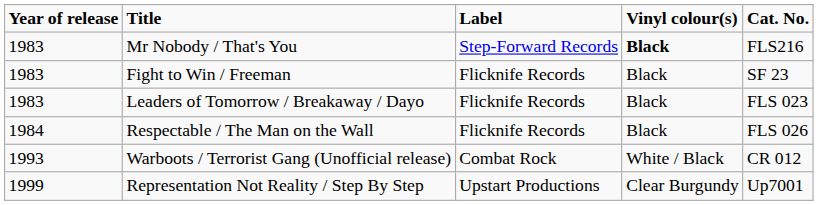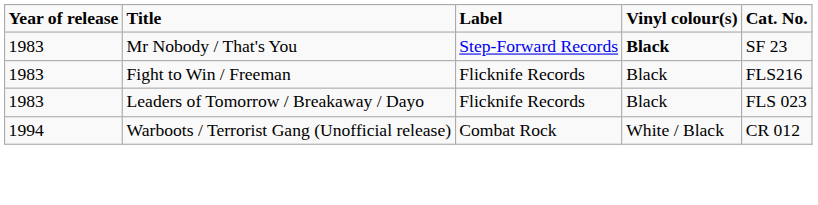(775, 46) FLS216 -> (766, 46) SF 23
(768, 74) SF 23 -> (774, 74) FLS216
- row: (250, 130)
(26, 158) 1993 -> (26, 130) 1994
- row: (275, 185)
